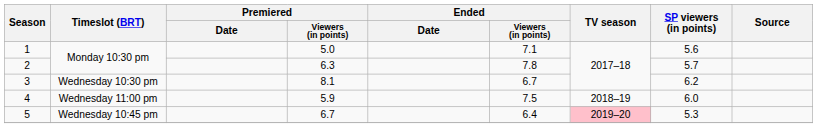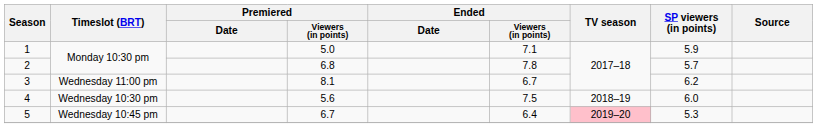(691, 49) 5.6 -> (691, 49) 5.9
(328, 66) 6.3 -> (328, 66) 6.8
(108, 82) Wednesday 10:30 pm -> (108, 82) Wednesday 11:00 pm
(108, 98) Wednesday 11:00 pm -> (108, 98) Wednesday 10:30 pm
(328, 98) 5.9 -> (328, 98) 5.6
